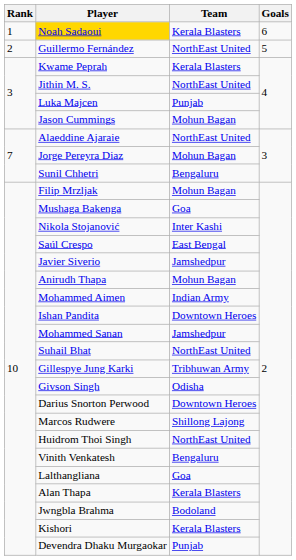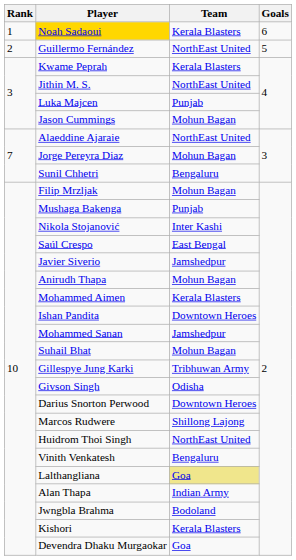(181, 208) Goa -> (188, 208) Punjab
(200, 297) Indian Army -> (206, 297) Kerala Blasters
(211, 350) NorthEast United -> (204, 350) Mohun Bagan
(181, 475) no background -> (181, 475) khaki background
(206, 492) Kerala Blasters -> (200, 492) Indian Army
(188, 546) Punjab -> (181, 546) Goa
